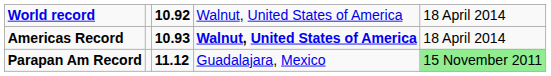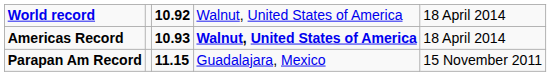(172, 60) 11.12 -> (172, 60) 11.15
(483, 60) lightgreen background -> (483, 60) no background
